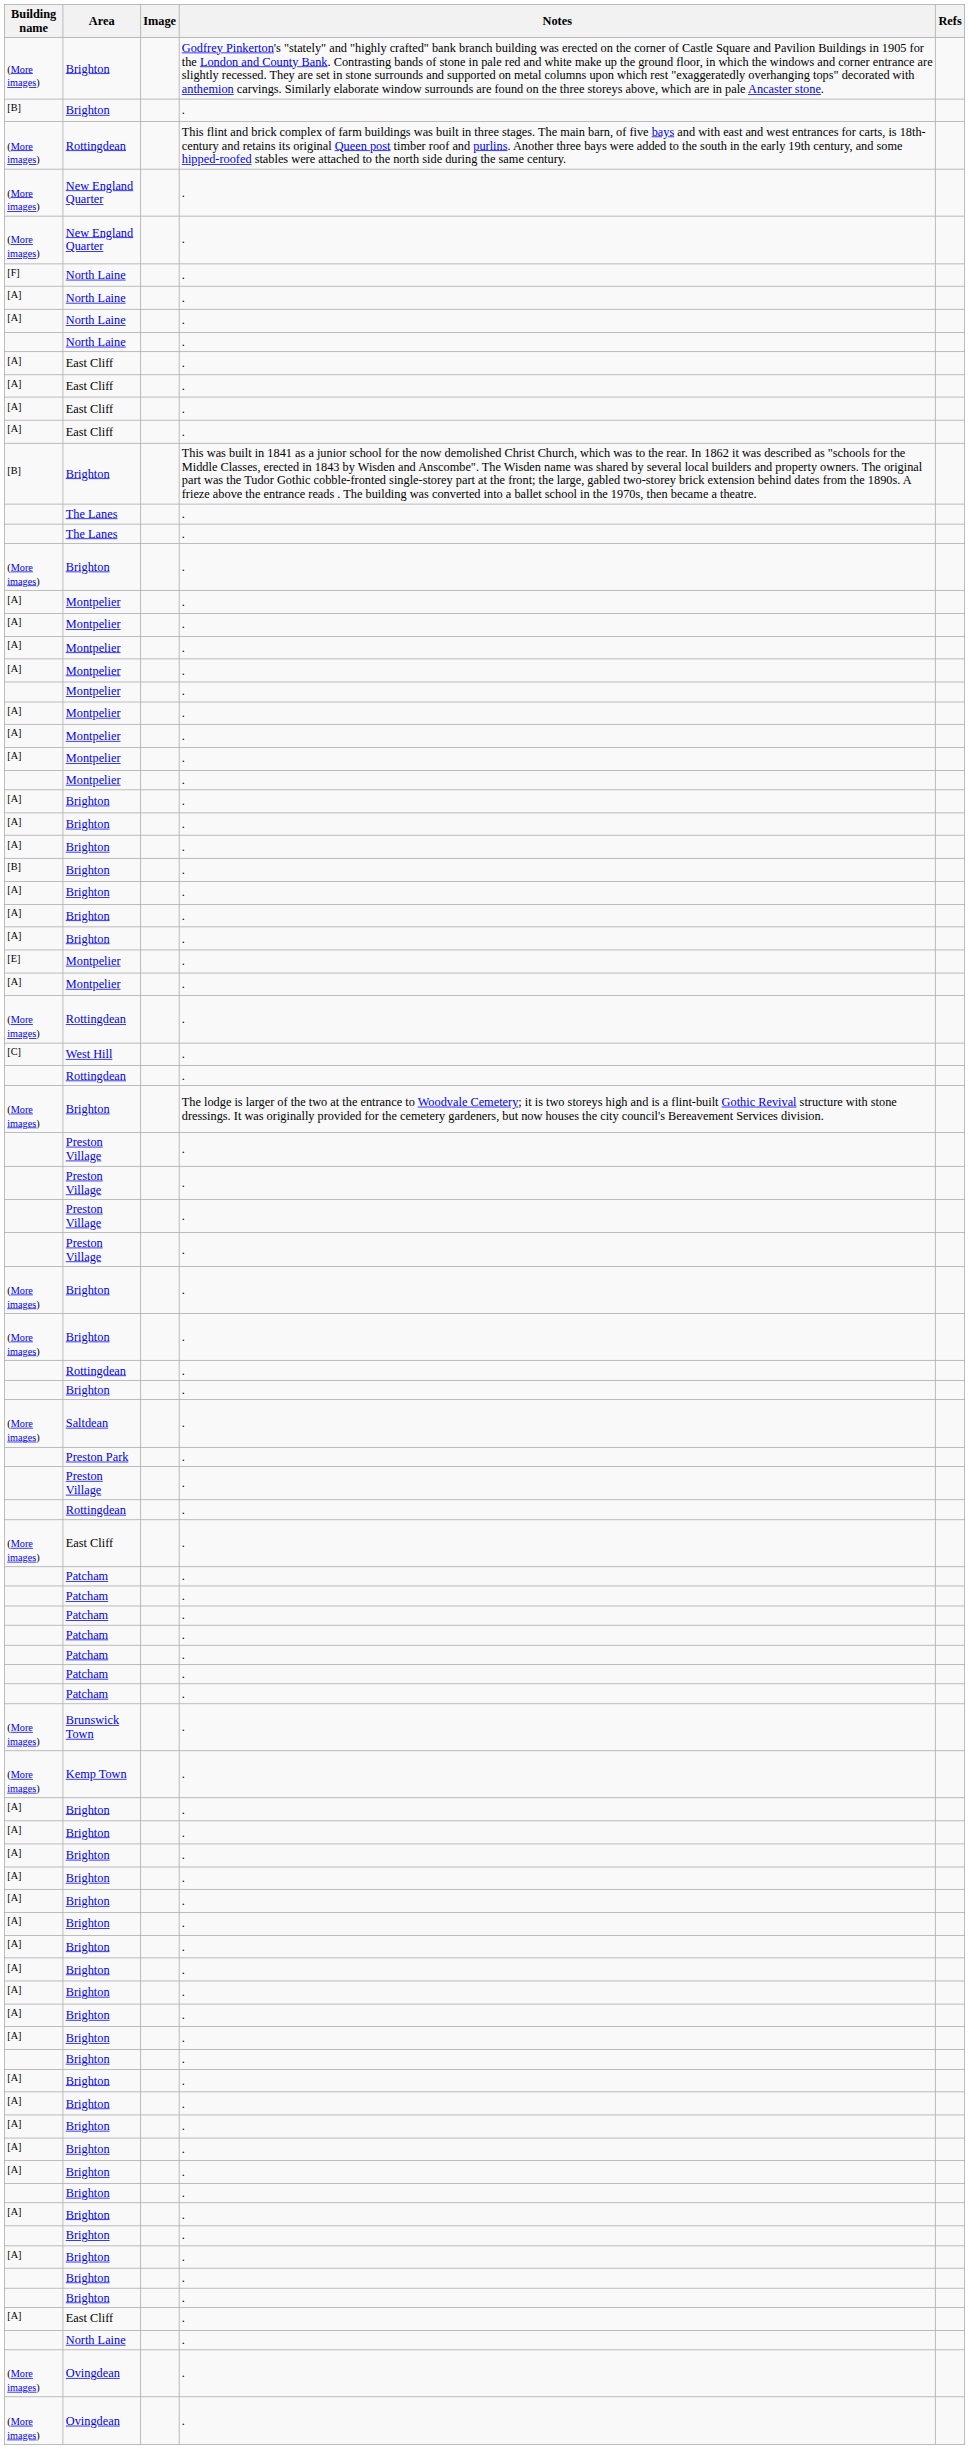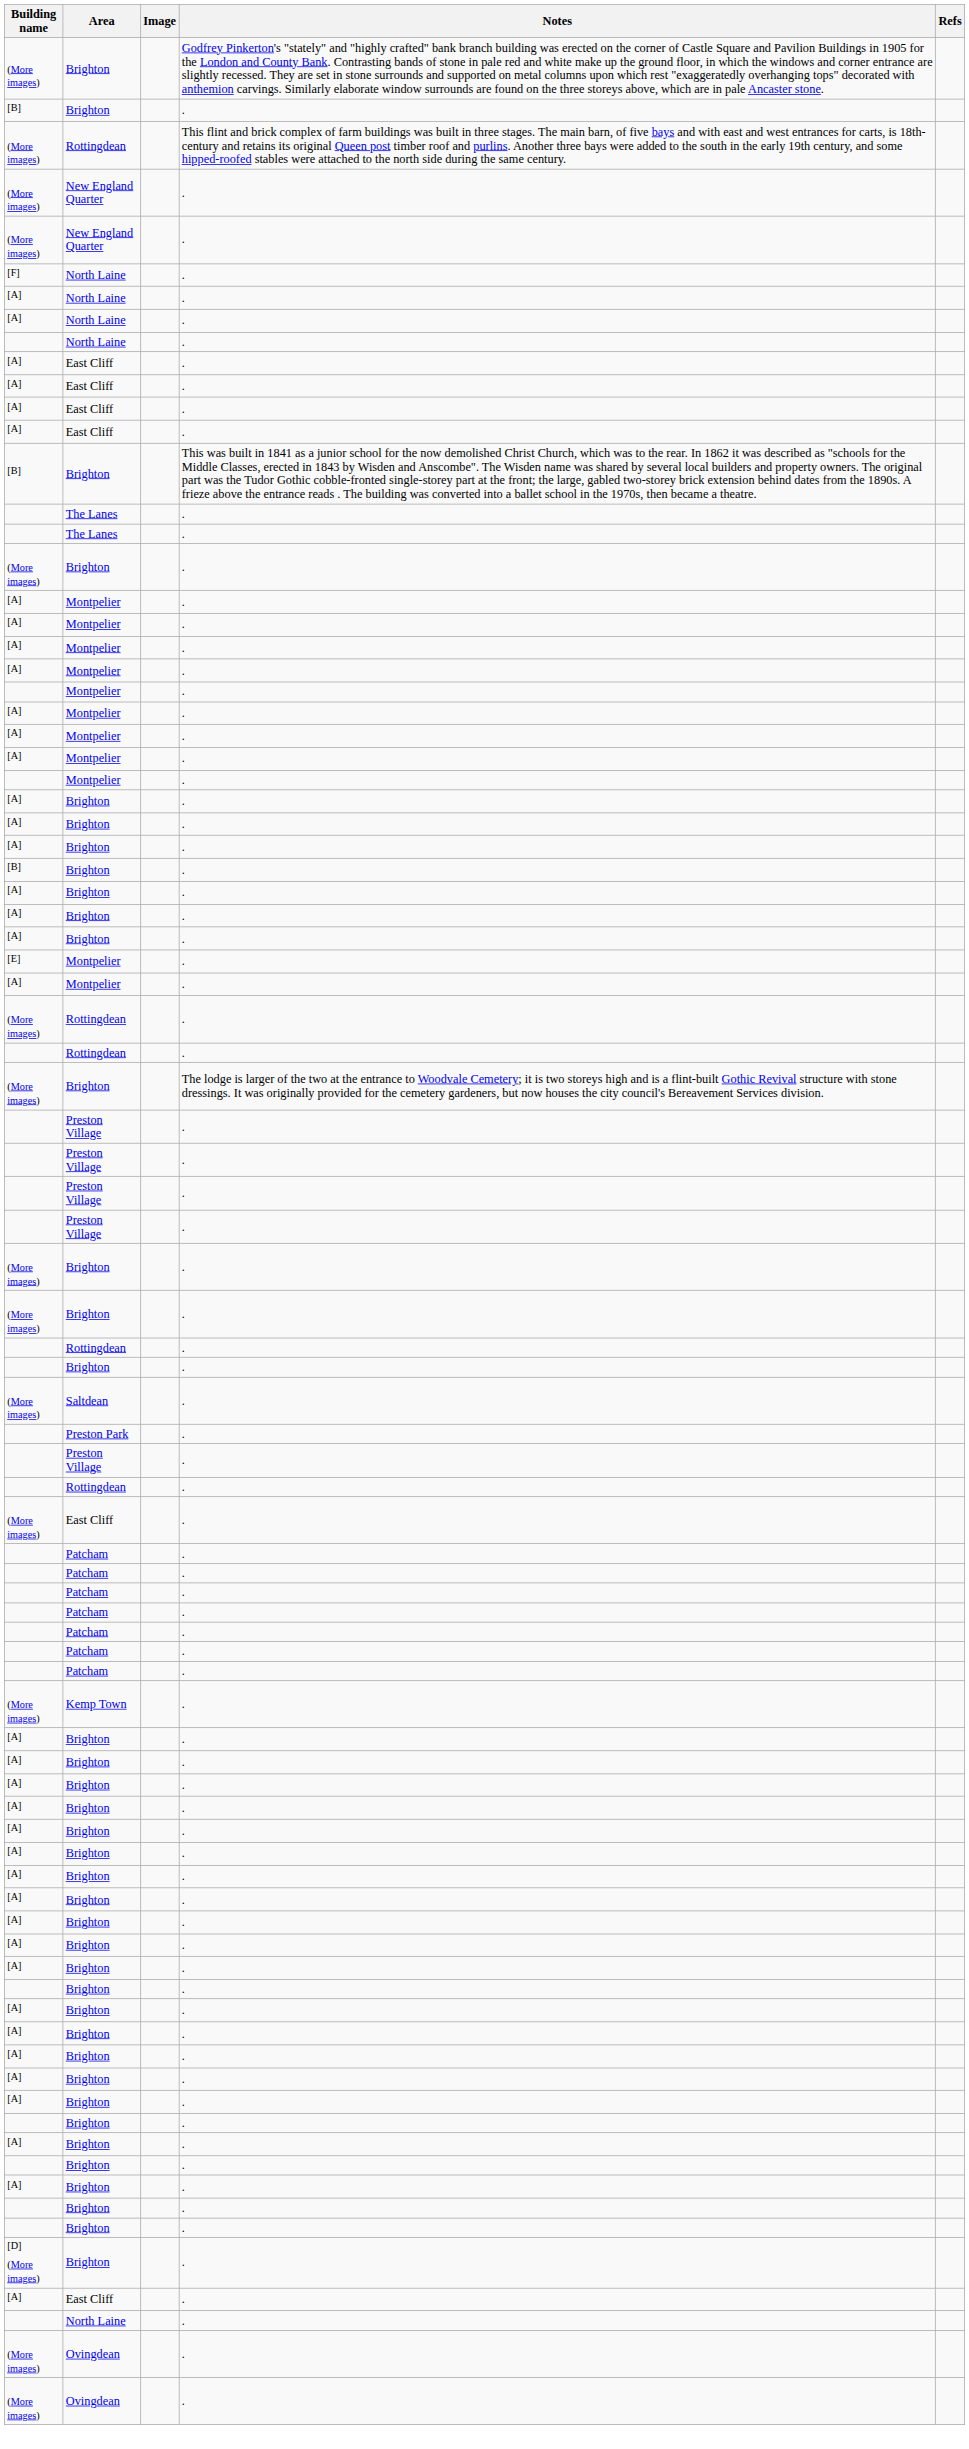- row: (14, 1052)
- row: (23, 1734)
+ row: (23, 2262)
